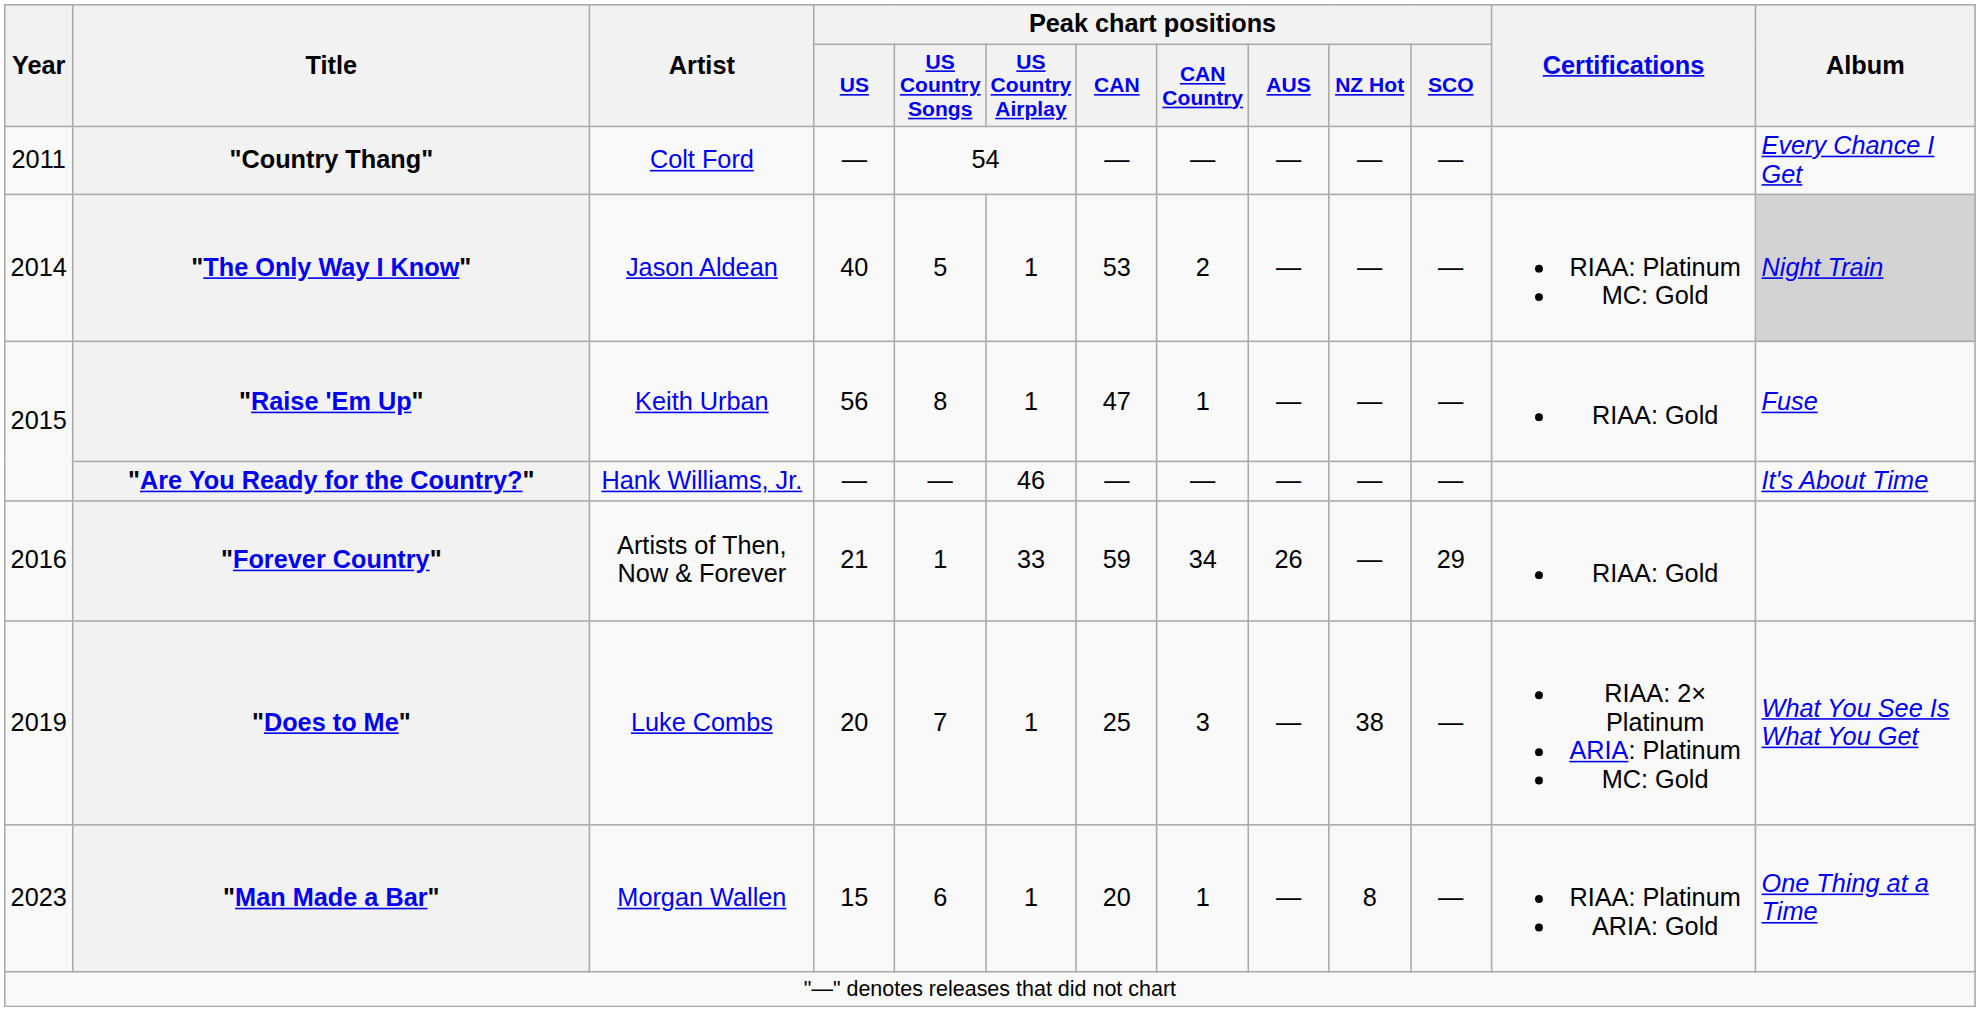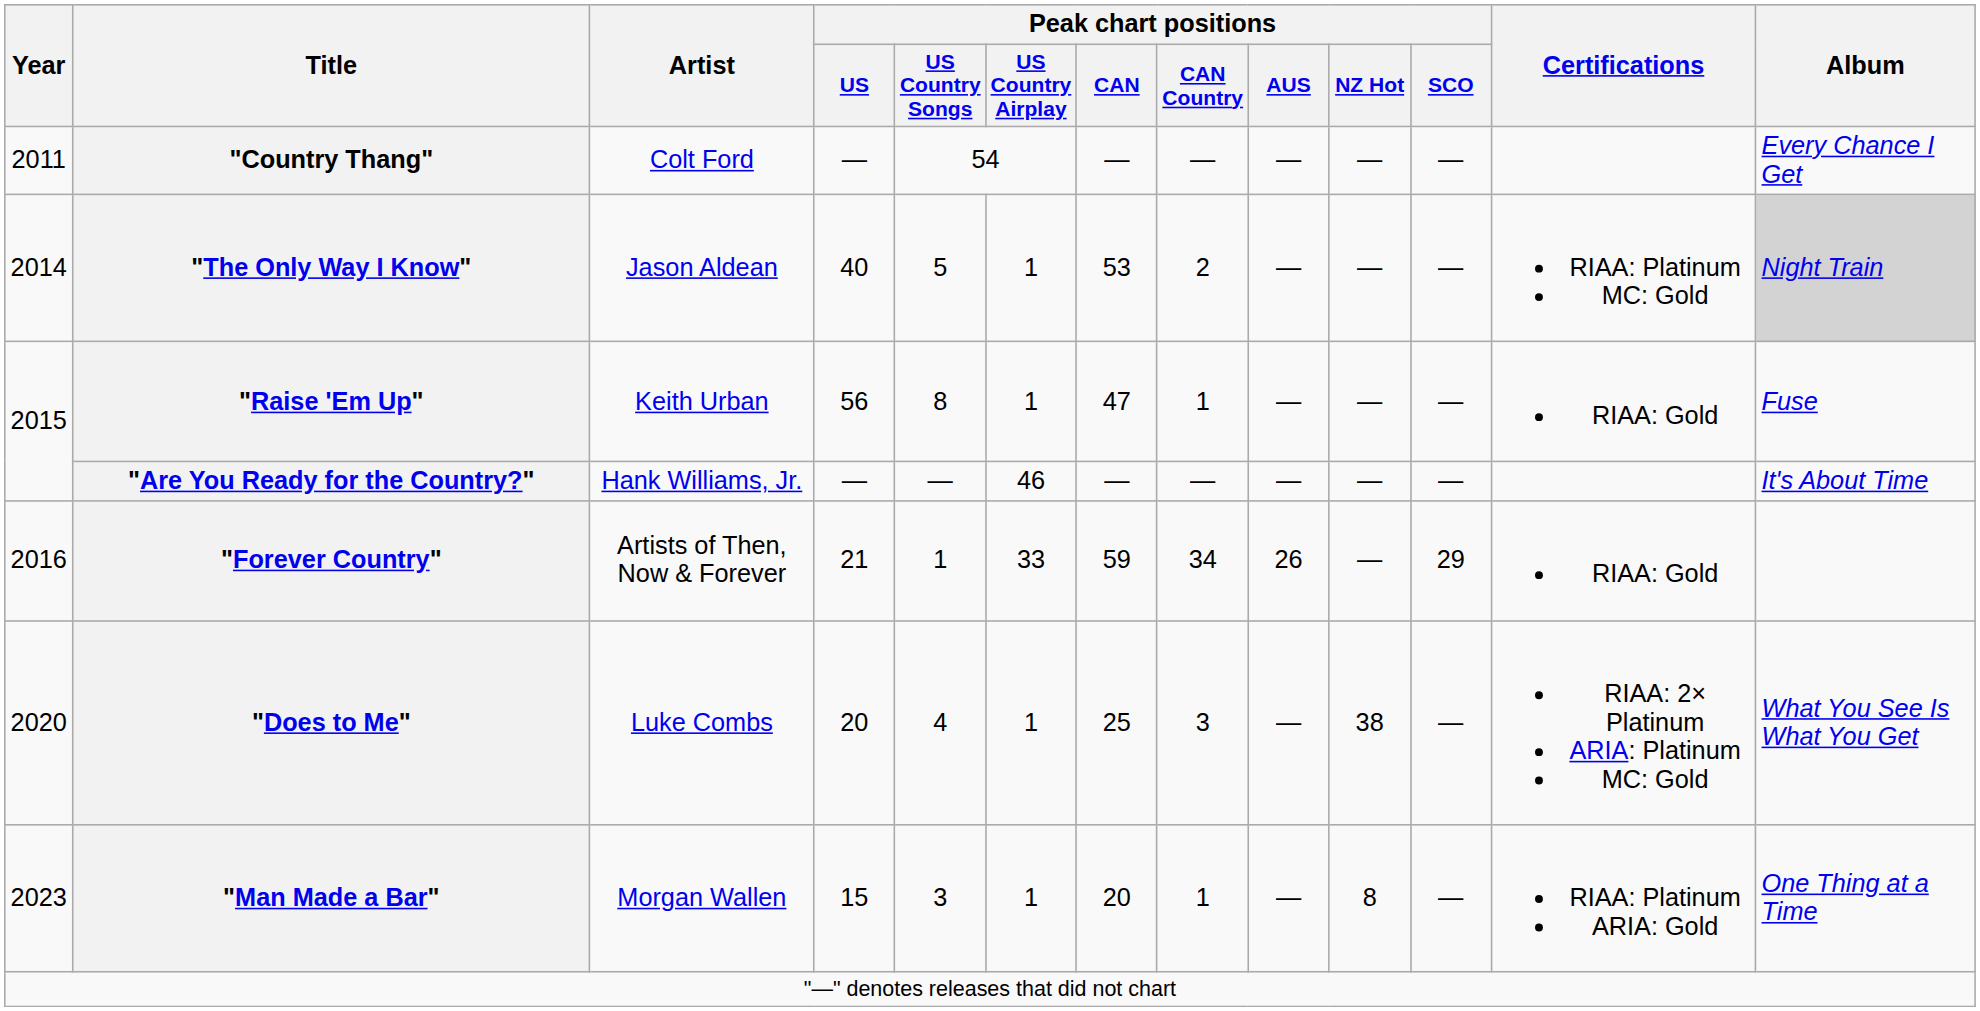(39, 722) 2019 -> (39, 722) 2020
(940, 722) 7 -> (940, 722) 4
(940, 898) 6 -> (940, 898) 3
